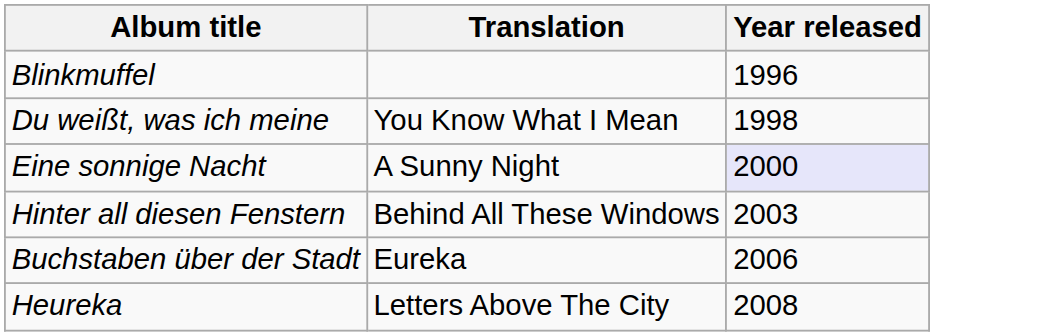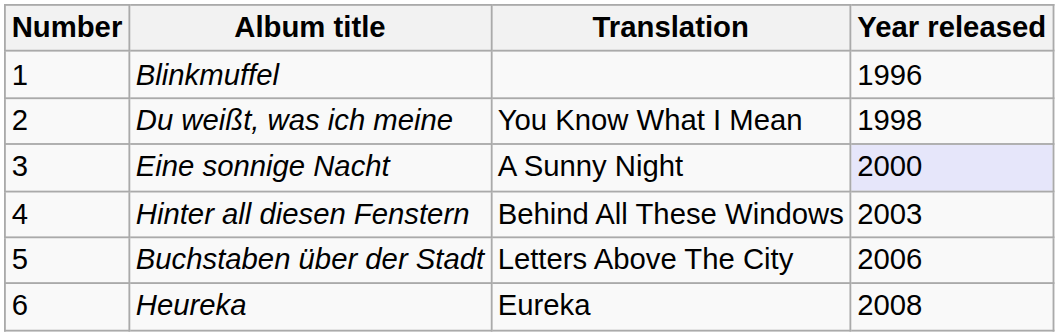+ column: (67, 27)
(420, 259) Eureka -> (645, 259) Letters Above The City
(521, 306) Letters Above The City -> (544, 306) Eureka
